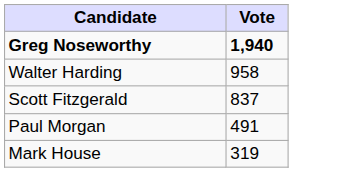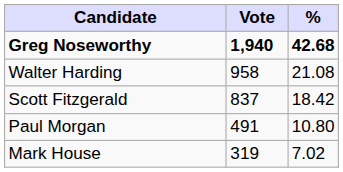+ column: (313, 18)
